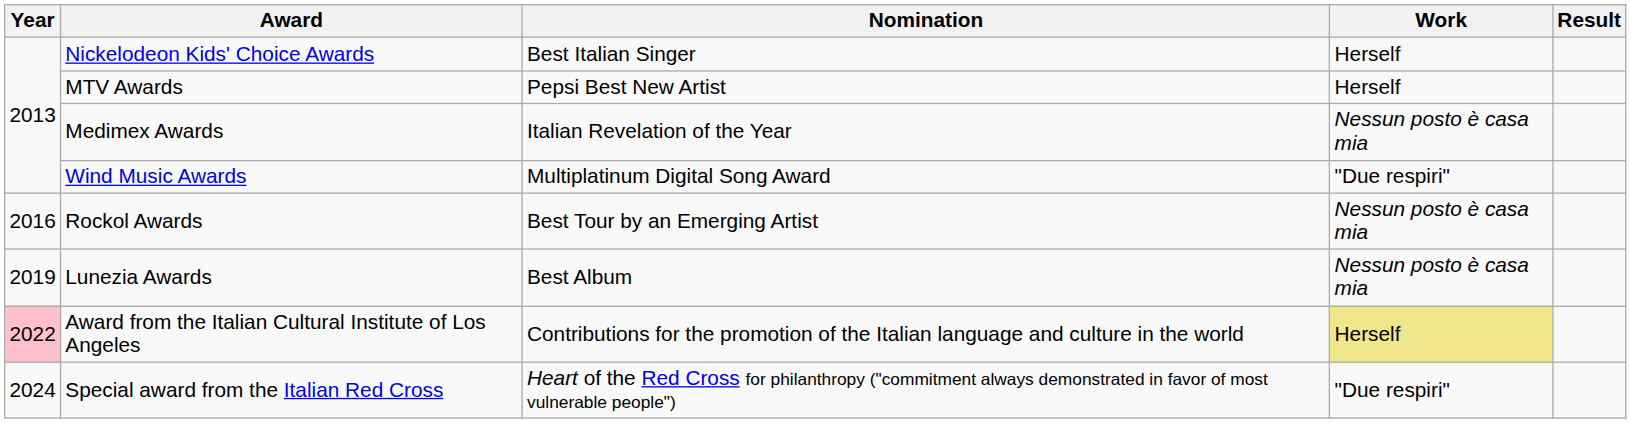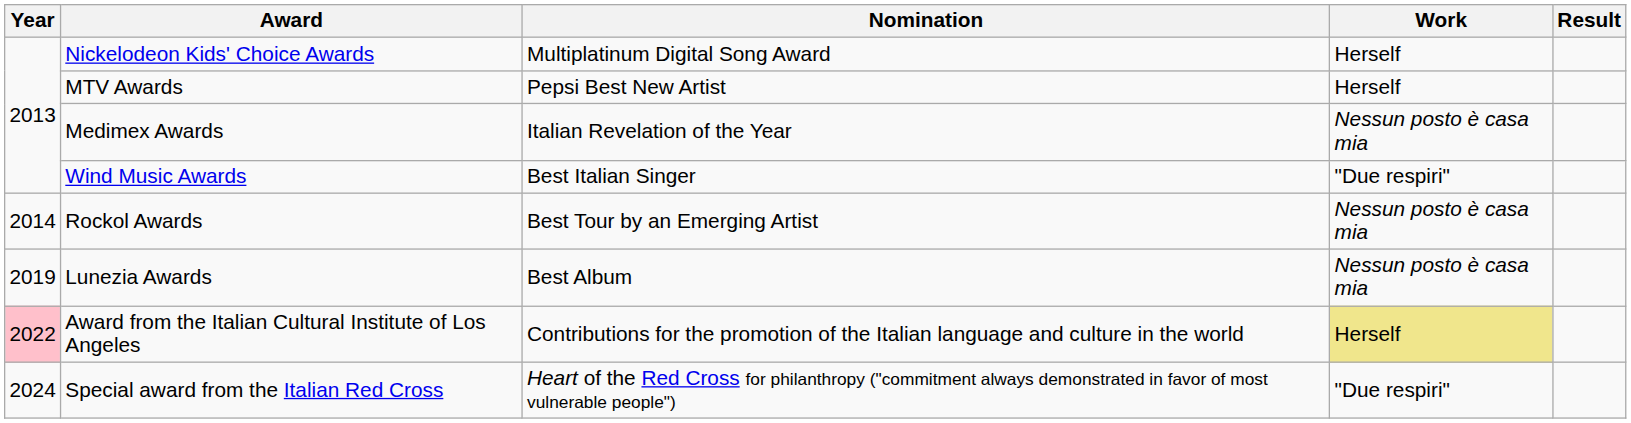(611, 53) Best Italian Singer -> (679, 53) Multiplatinum Digital Song Award
(679, 176) Multiplatinum Digital Song Award -> (611, 176) Best Italian Singer
(33, 221) 2016 -> (33, 221) 2014
